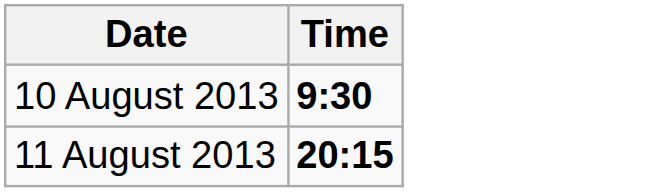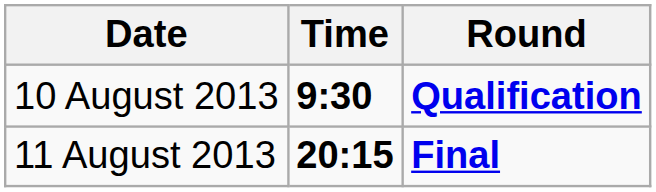+ column: (526, 34)
